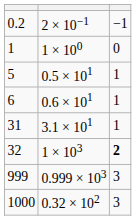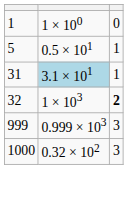- row: (16, 23)
- row: (11, 100)
(67, 125) no background -> (67, 74) lightblue background
